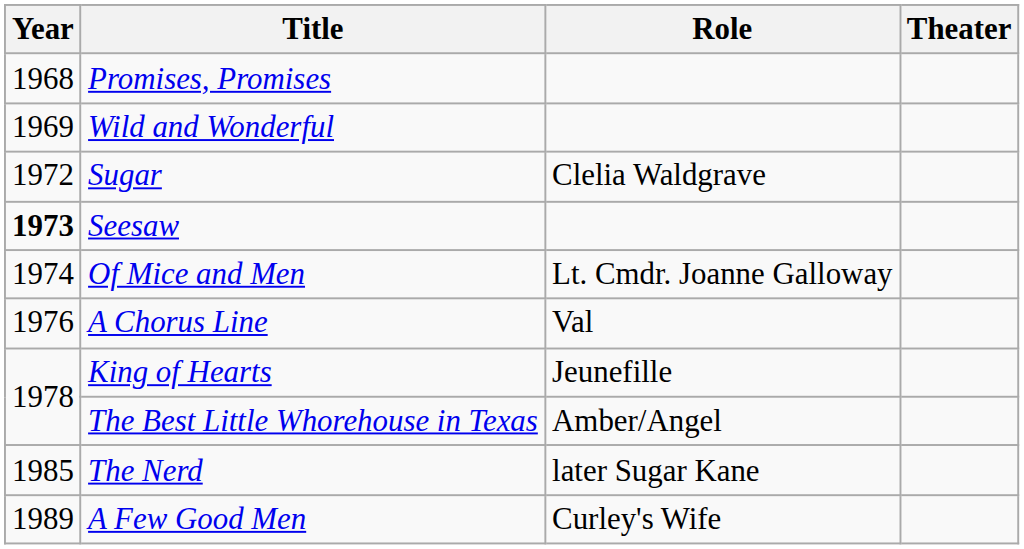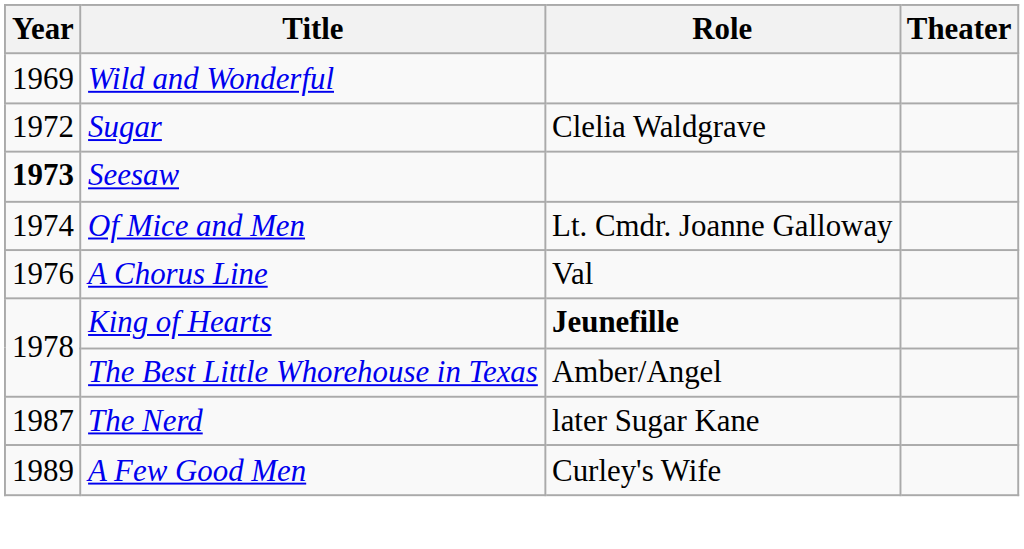- row: (210, 77)
(612, 371) normal -> (616, 322) bold
(43, 469) 1985 -> (43, 420) 1987
